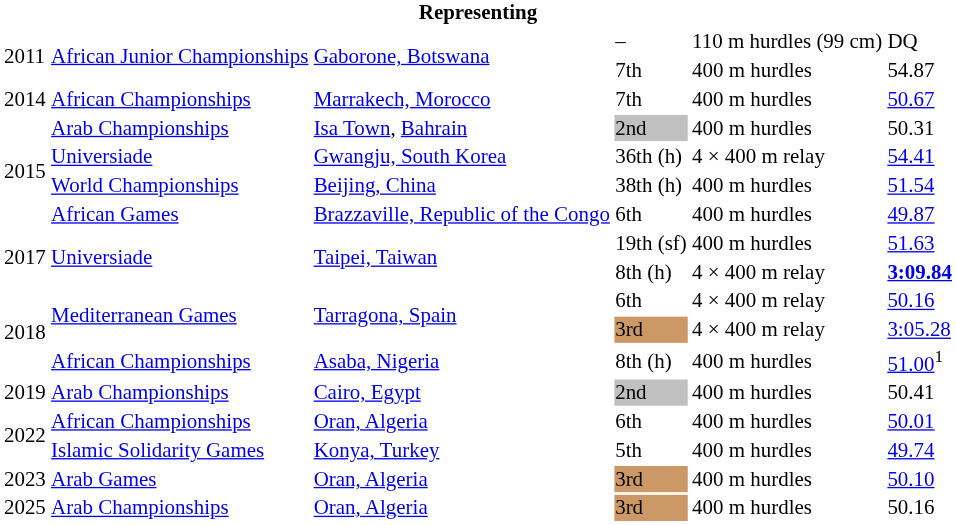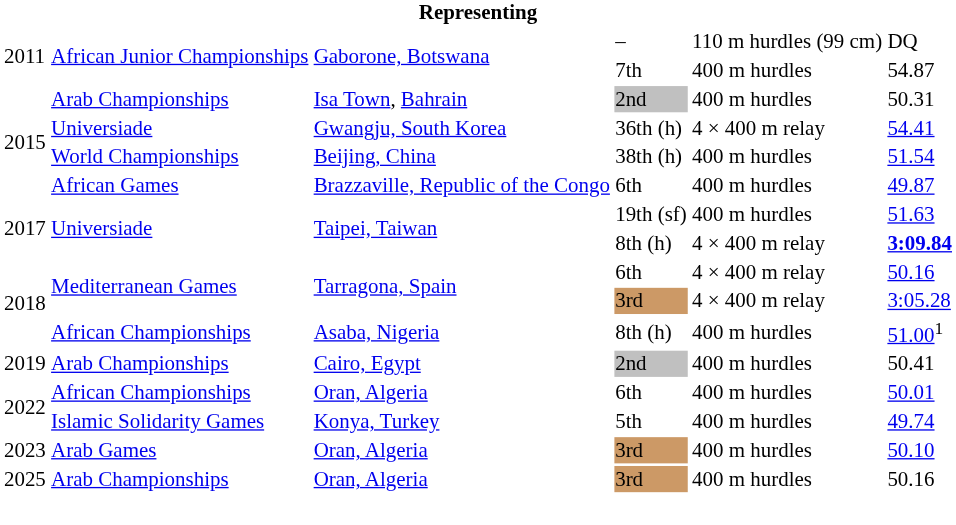- row: (402, 99)
